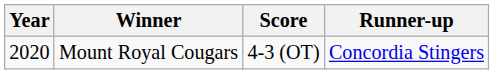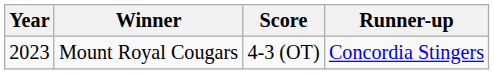(29, 52) 2020 -> (29, 52) 2023
